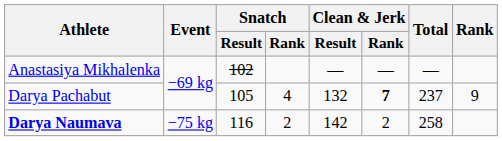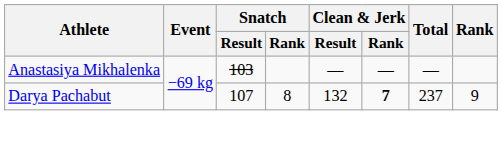(241, 69) 102 -> (241, 69) 103
(241, 96) 105 -> (241, 96) 107
(287, 96) 4 -> (287, 96) 8
- row: (65, 123)
